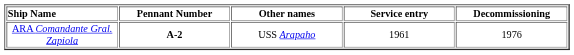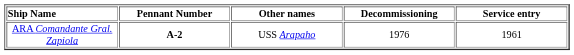columns swapped: (399, 13) <-> (512, 13)
